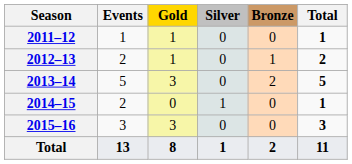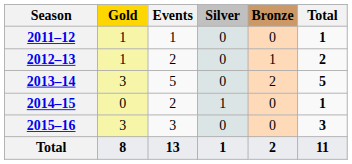columns swapped: (123, 15) <-> (173, 15)
